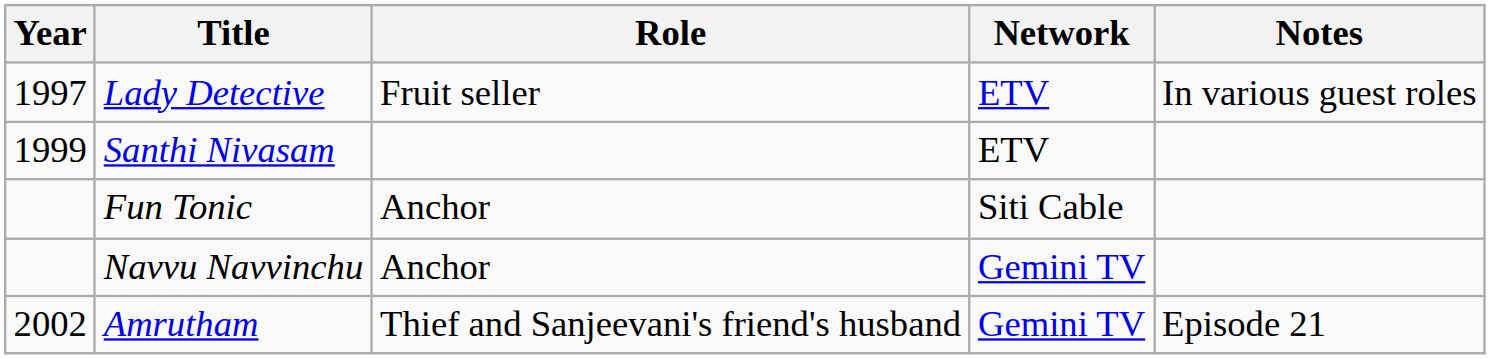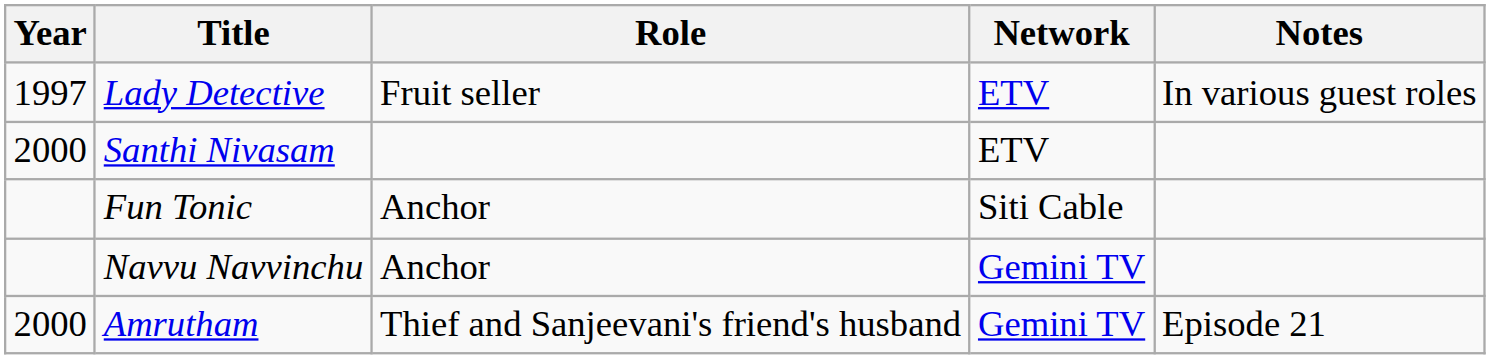(50, 149) 1999 -> (50, 149) 2000
(50, 324) 2002 -> (50, 324) 2000
